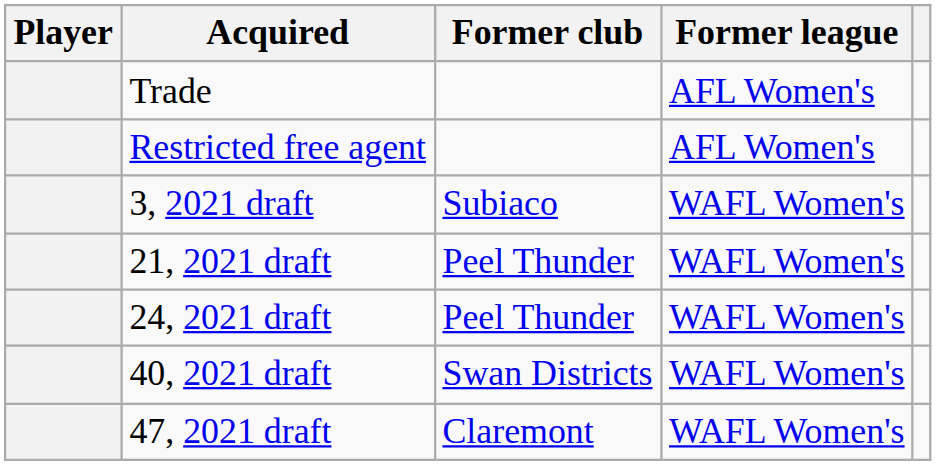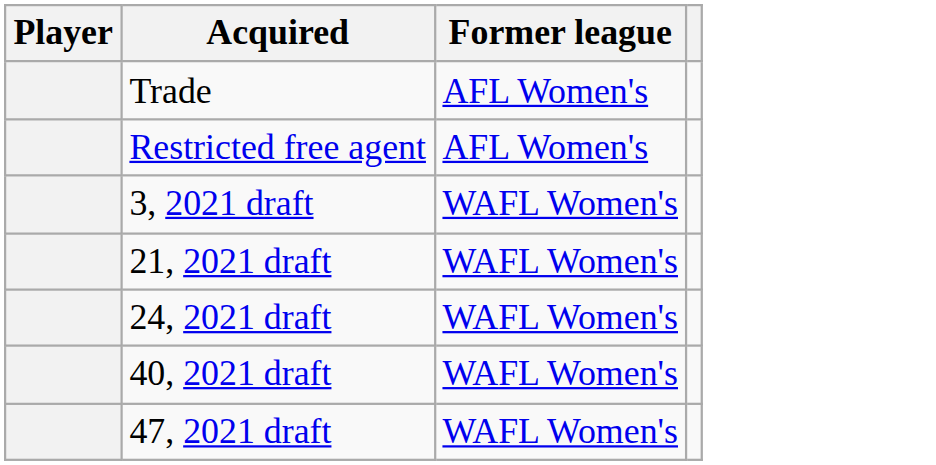- column: (547, 32)
